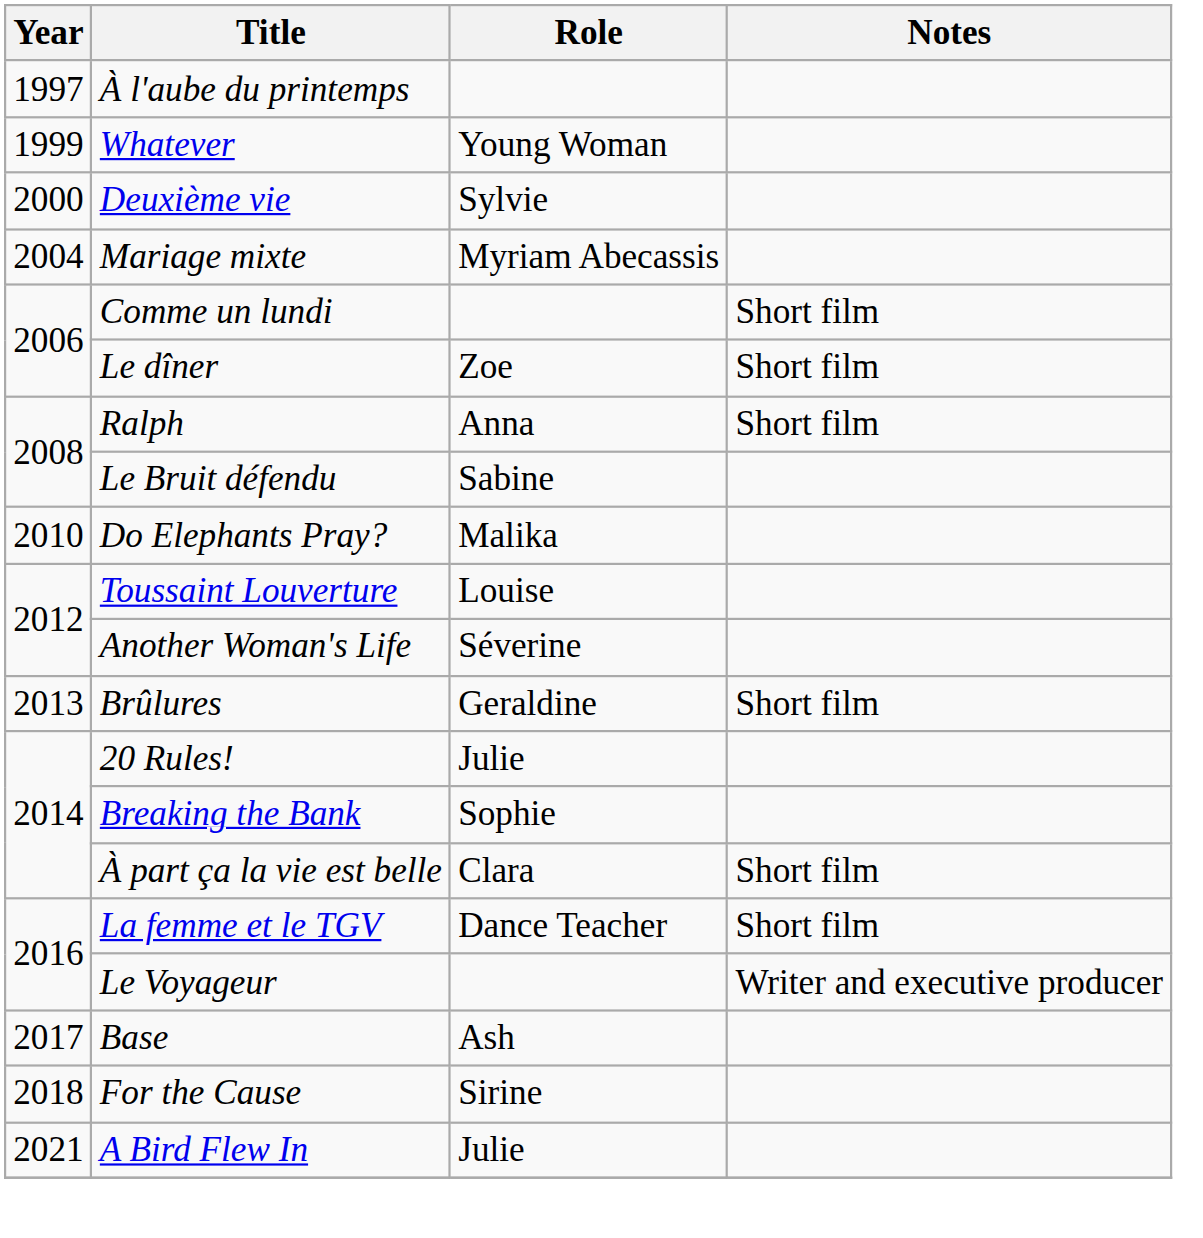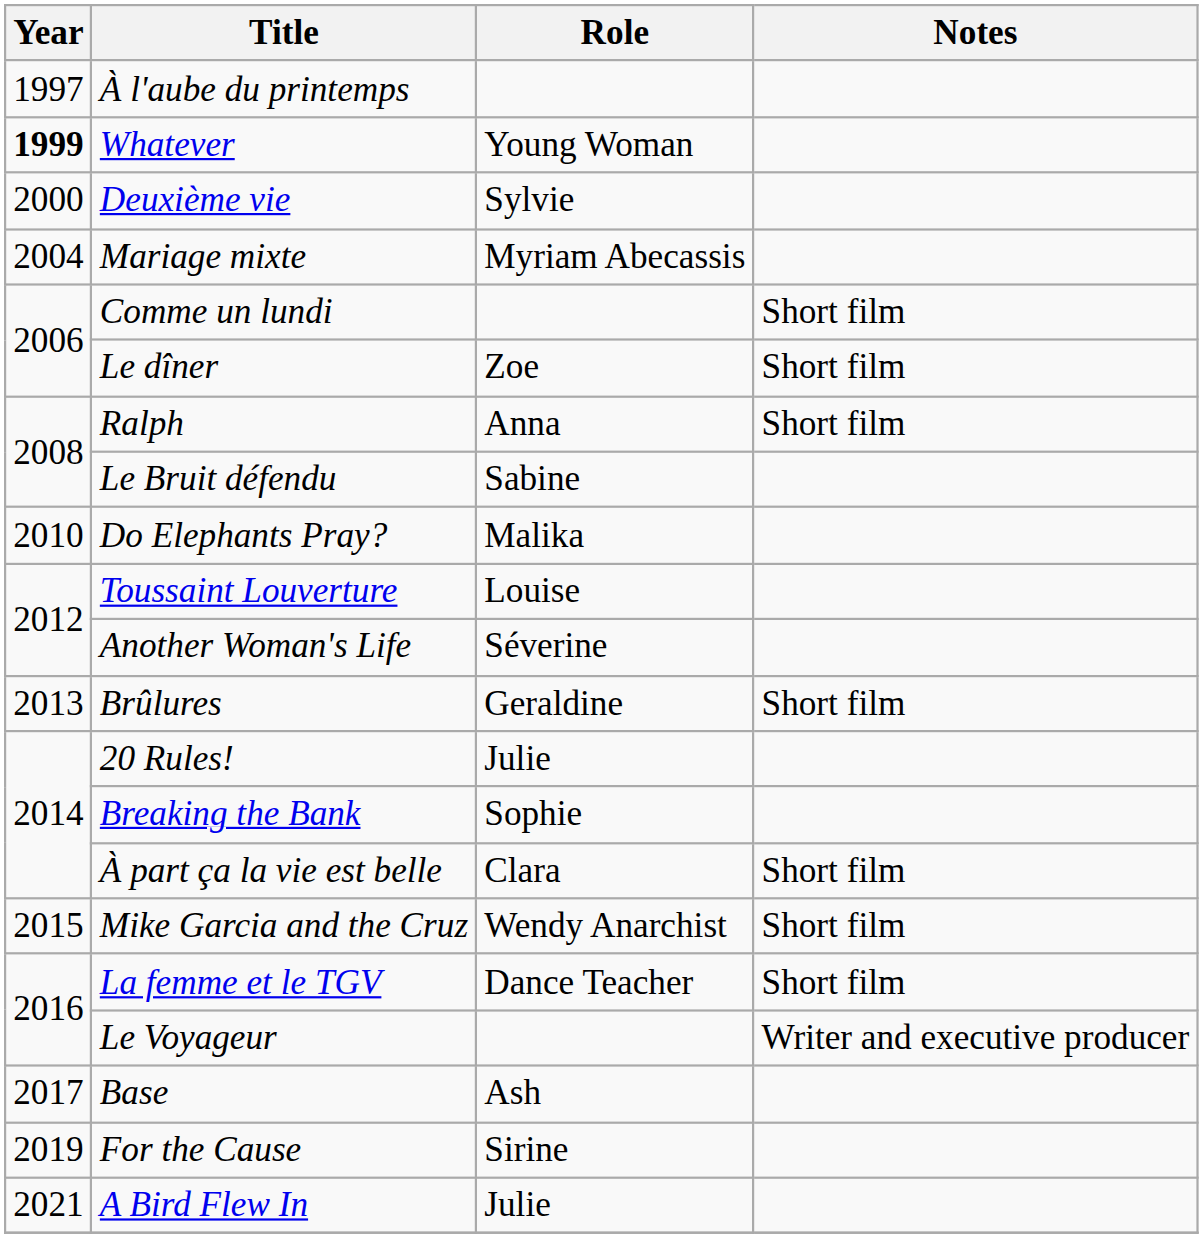(48, 144) normal -> (48, 144) bold
+ row: (284, 925)
(48, 1093) 2018 -> (48, 1148) 2019
